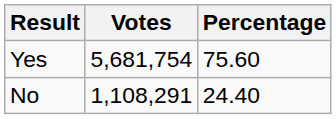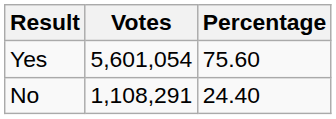(141, 58) 5,681,754 -> (141, 58) 5,601,054
